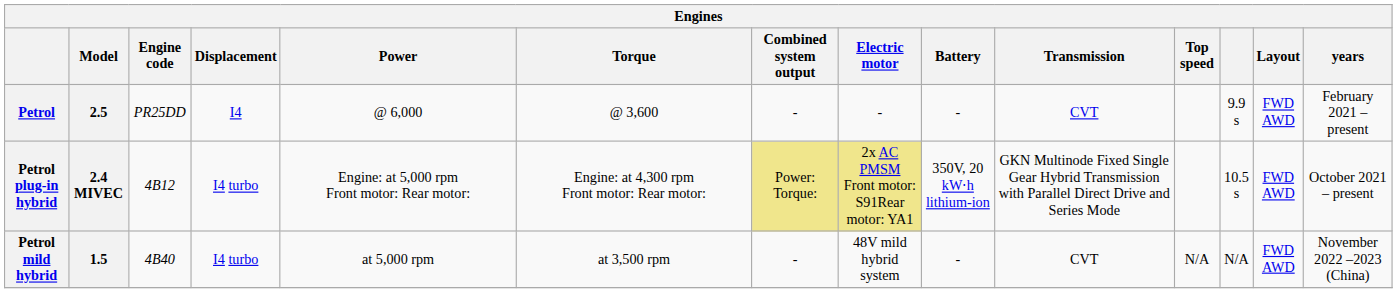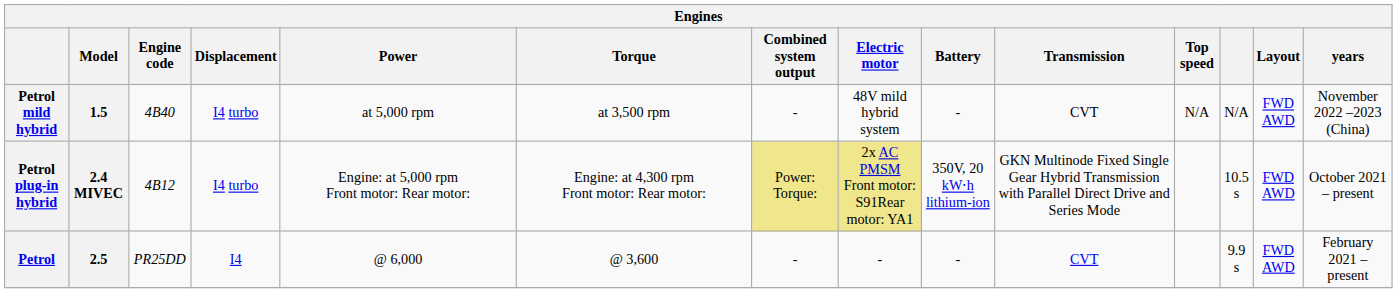rows swapped: (37, 112) <-> (37, 259)
